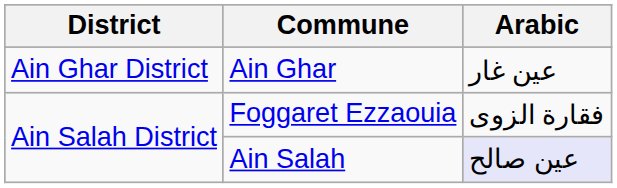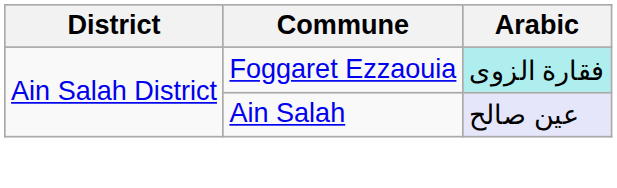- row: (283, 69)
(537, 115) no background -> (537, 70) paleturquoise background
